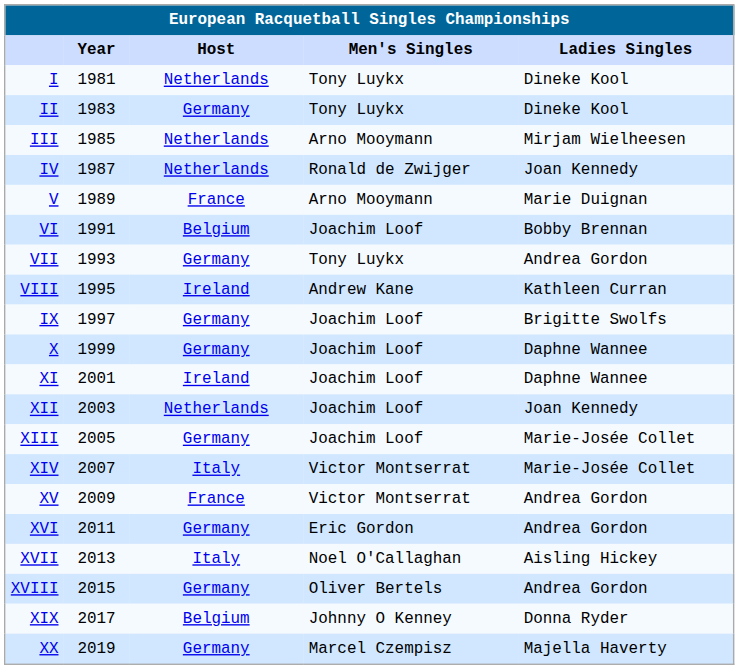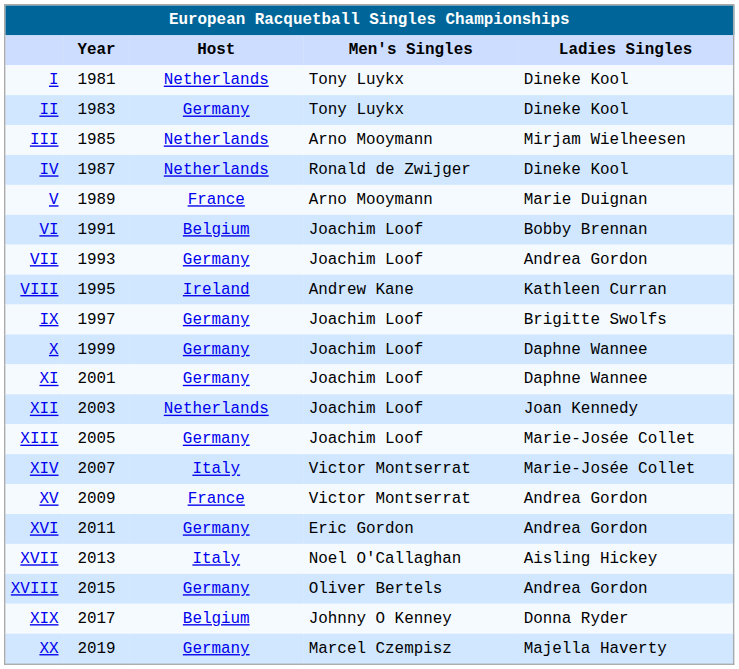(581, 170) Joan Kennedy -> (576, 170) Dineke Kool
(356, 260) Tony Luykx -> (366, 260) Joachim Loof
(216, 379) Ireland -> (216, 379) Germany
